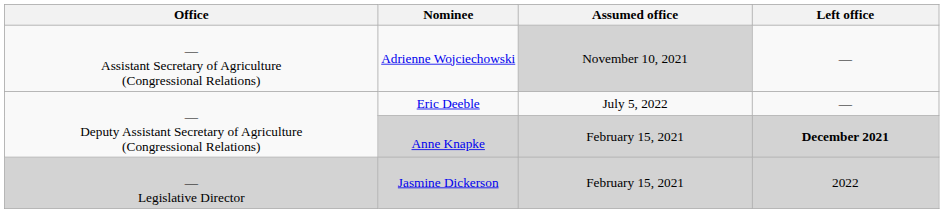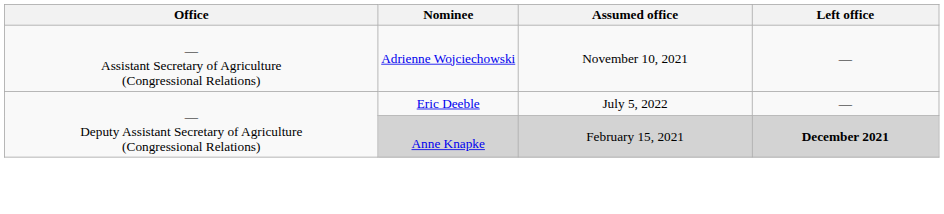(635, 58) lightgrey background -> (635, 58) no background
- row: (448, 182)
